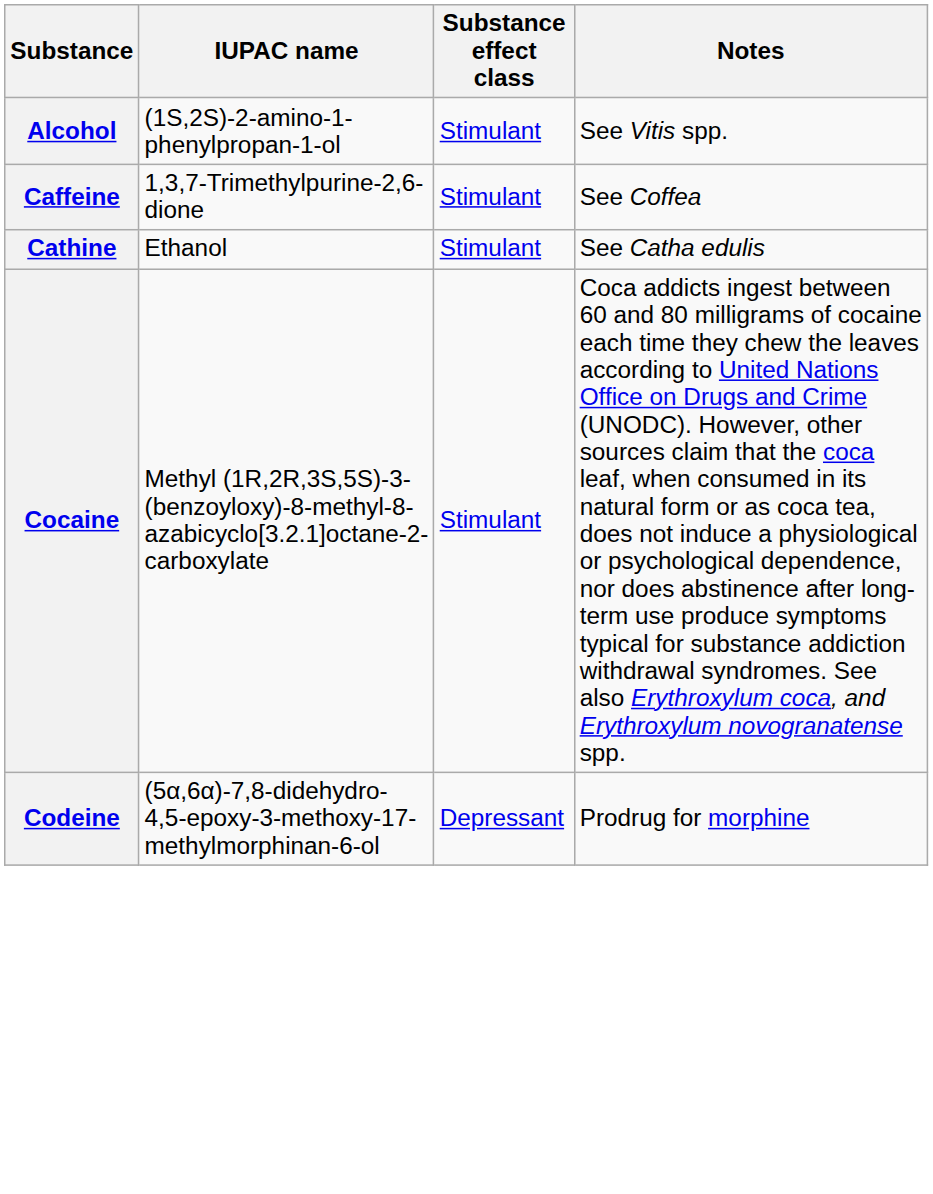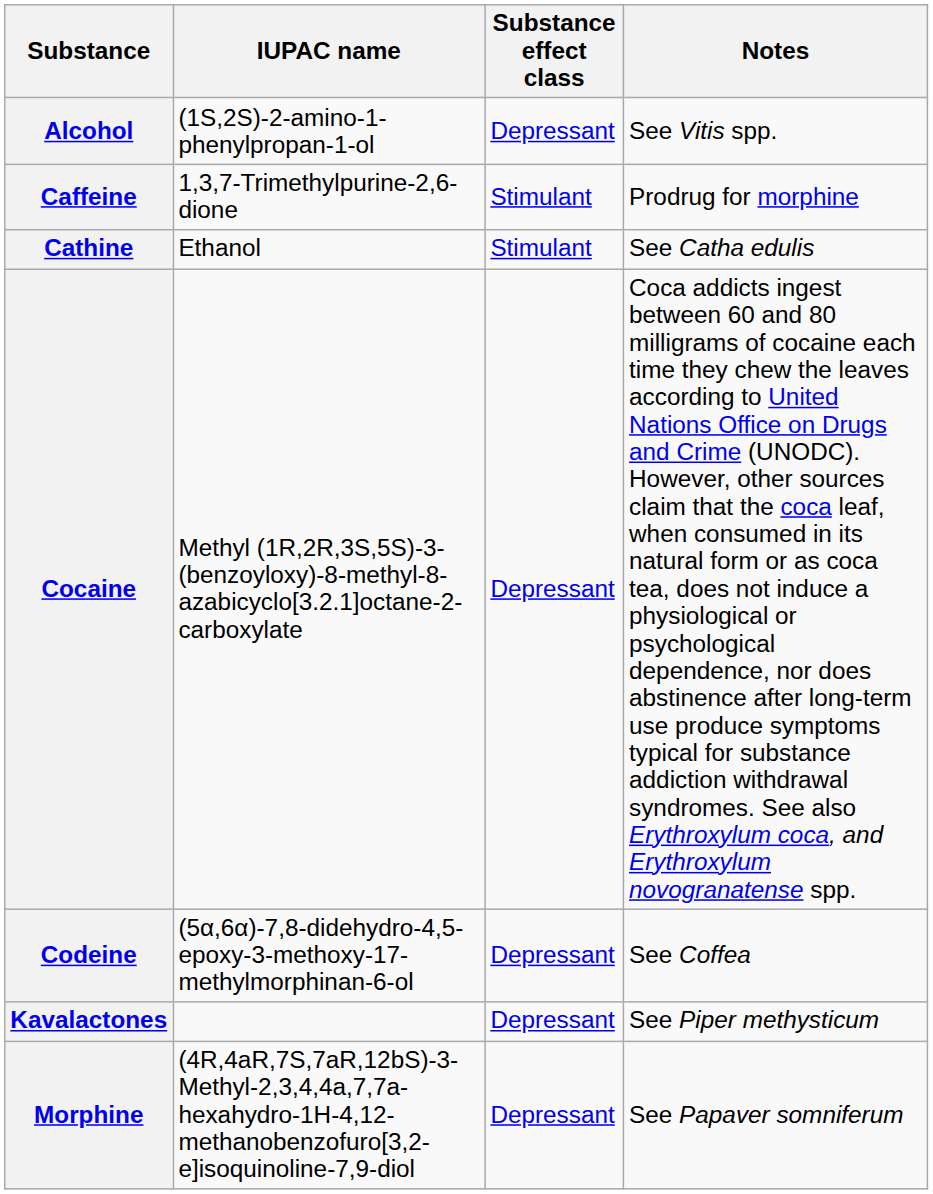(490, 130) Stimulant -> (553, 130) Depressant
(641, 196) See Coffea -> (744, 196) Prodrug for morphine
(490, 520) Stimulant -> (553, 588) Depressant
(695, 818) Prodrug for morphine -> (690, 955) See Coffea
+ row: (89, 1021)
+ row: (89, 1114)
